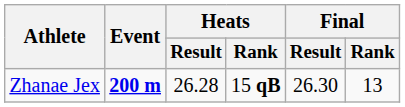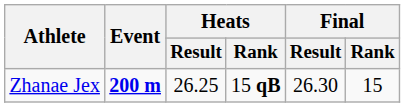(196, 85) 26.28 -> (196, 85) 26.25
(373, 85) 13 -> (373, 85) 15
